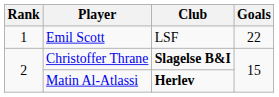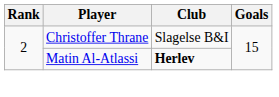- row: (75, 37)
(193, 59) bold -> (192, 37) normal
